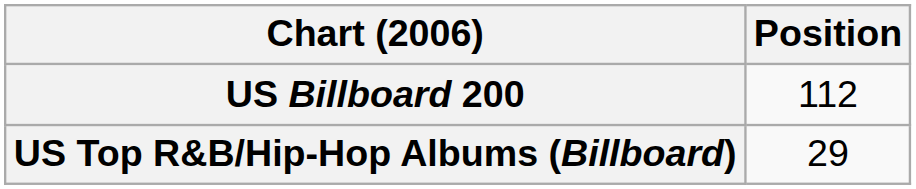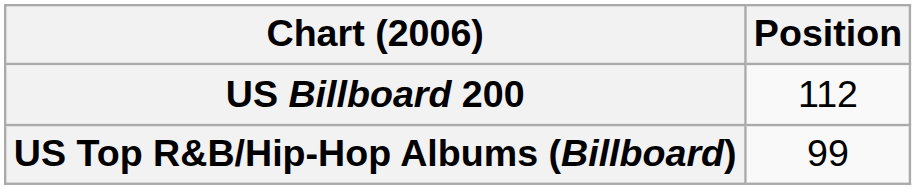(828, 153) 29 -> (828, 153) 99
